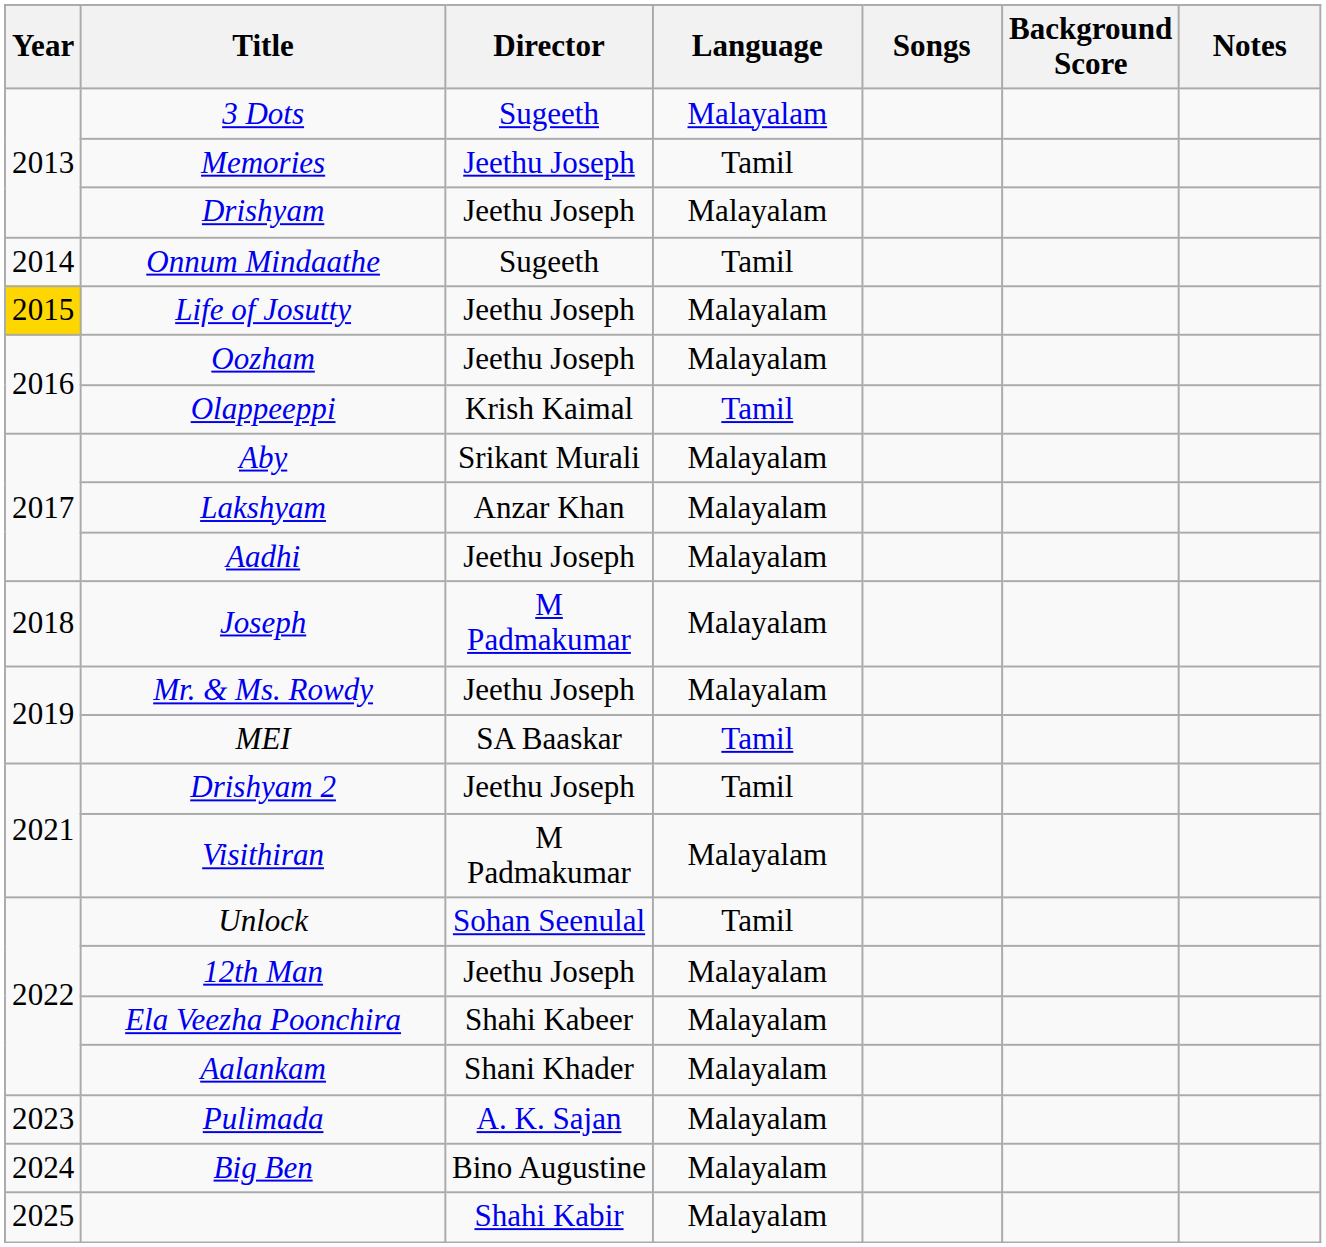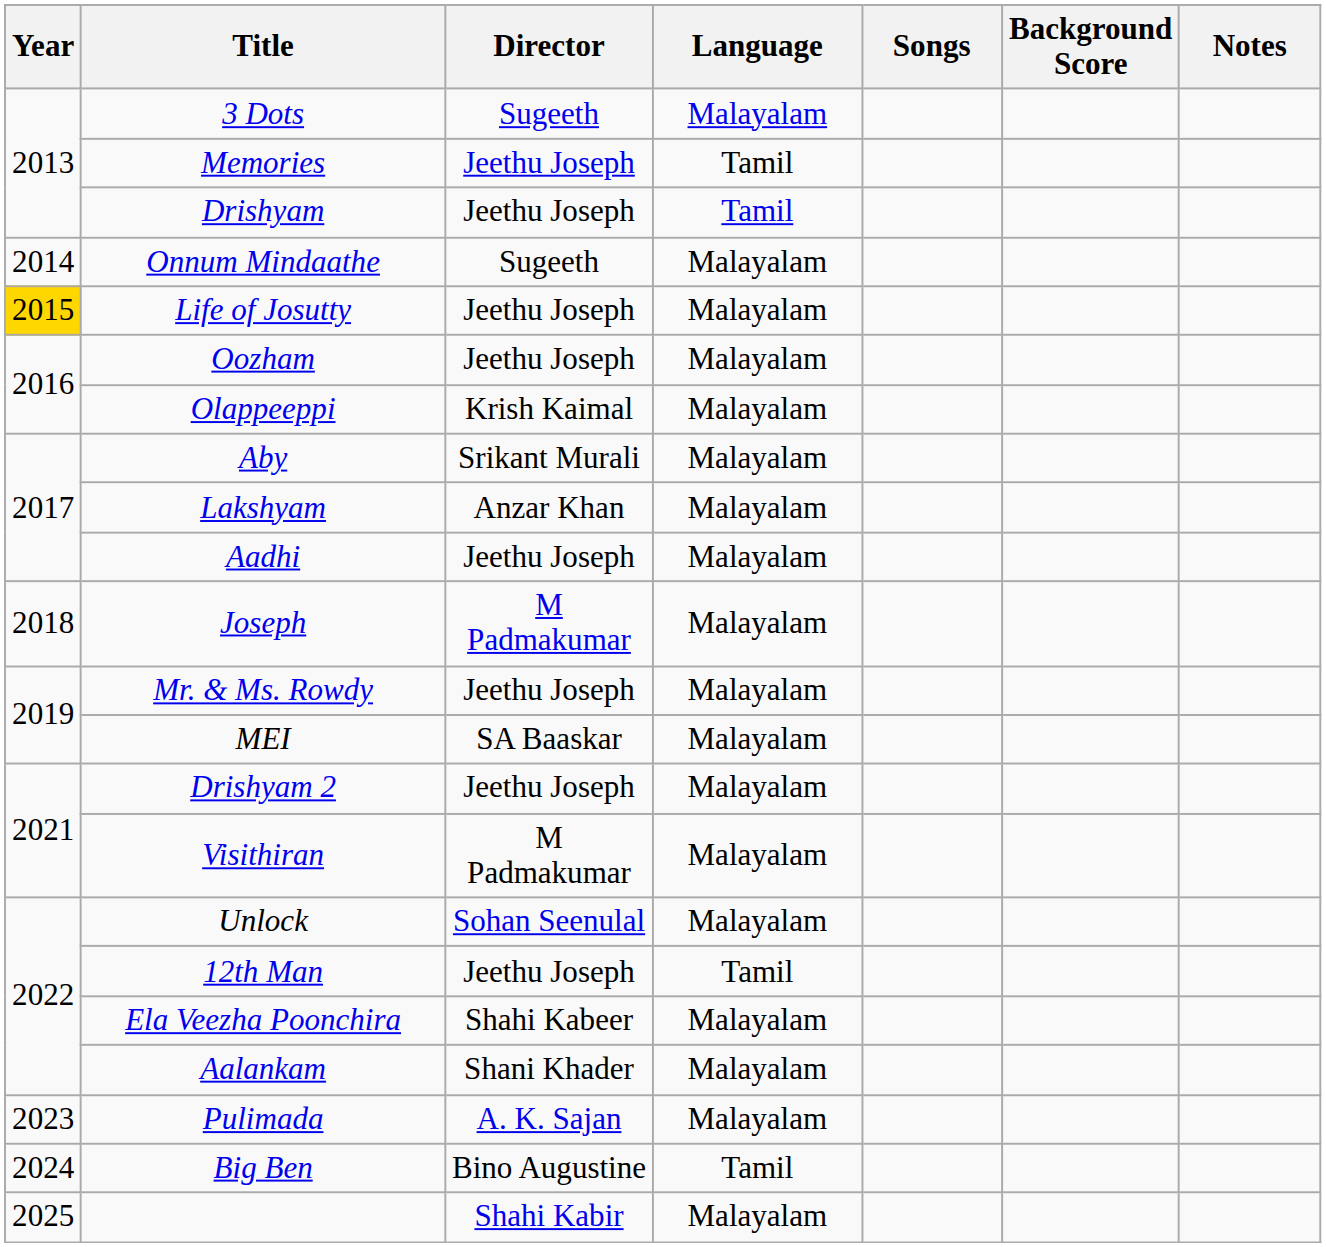(757, 211) Malayalam -> (757, 211) Tamil
(757, 260) Tamil -> (757, 260) Malayalam
(757, 408) Tamil -> (757, 408) Malayalam
(757, 738) Tamil -> (757, 738) Malayalam
(757, 788) Tamil -> (757, 788) Malayalam
(757, 921) Tamil -> (757, 921) Malayalam
(757, 970) Malayalam -> (757, 970) Tamil
(757, 1167) Malayalam -> (757, 1167) Tamil
